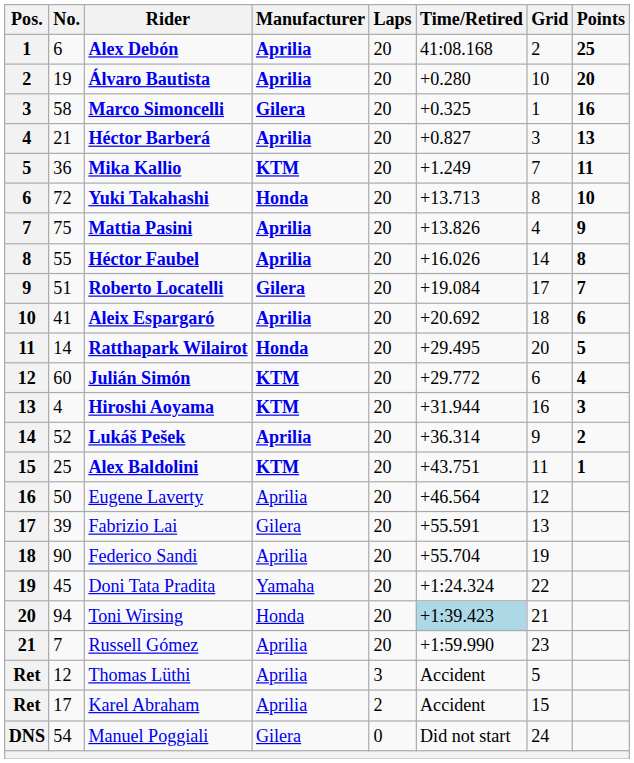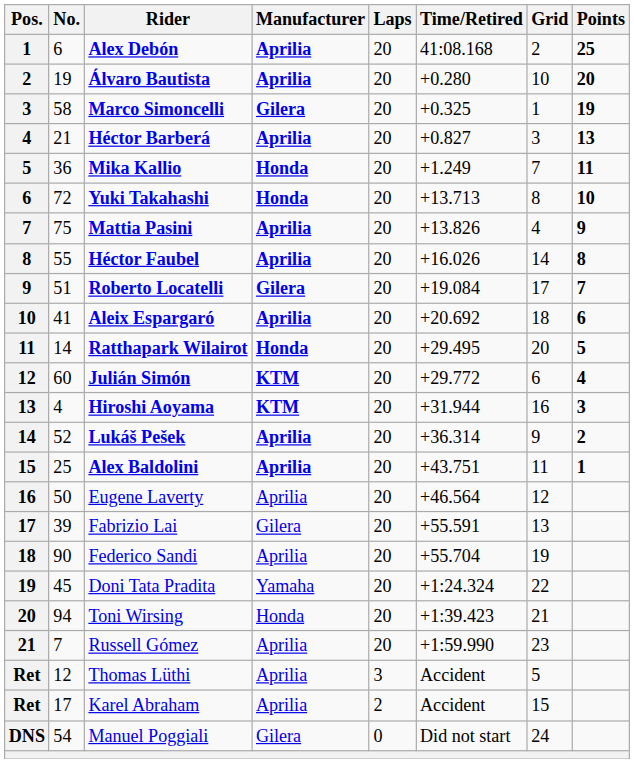(586, 109) 16 -> (586, 109) 19
(278, 168) KTM -> (282, 168) Honda
(278, 466) KTM -> (284, 466) Aprilia
(457, 616) lightblue background -> (457, 616) no background
